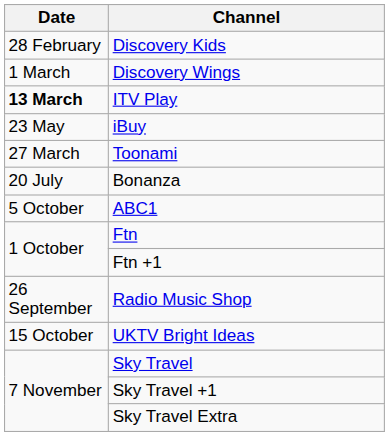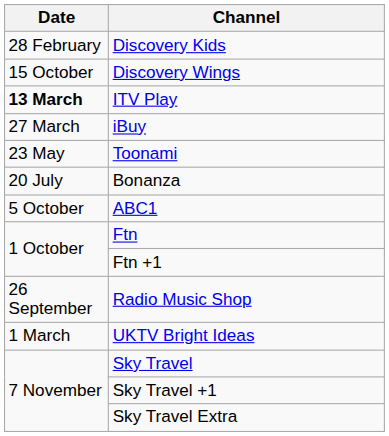(39, 72) 1 March -> (51, 72) 15 October
(37, 126) 23 May -> (44, 126) 27 March
(44, 153) 27 March -> (37, 153) 23 May
(51, 335) 15 October -> (39, 335) 1 March
